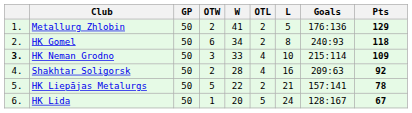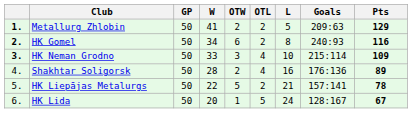columns swapped: (237, 12) <-> (212, 12)
(17, 27) normal -> (17, 27) bold
(327, 27) 176:136 -> (327, 27) 209:63
(17, 41) normal -> (17, 41) bold
(381, 41) 118 -> (381, 41) 116
(327, 71) 209:63 -> (327, 71) 176:136
(381, 71) 92 -> (381, 71) 89
